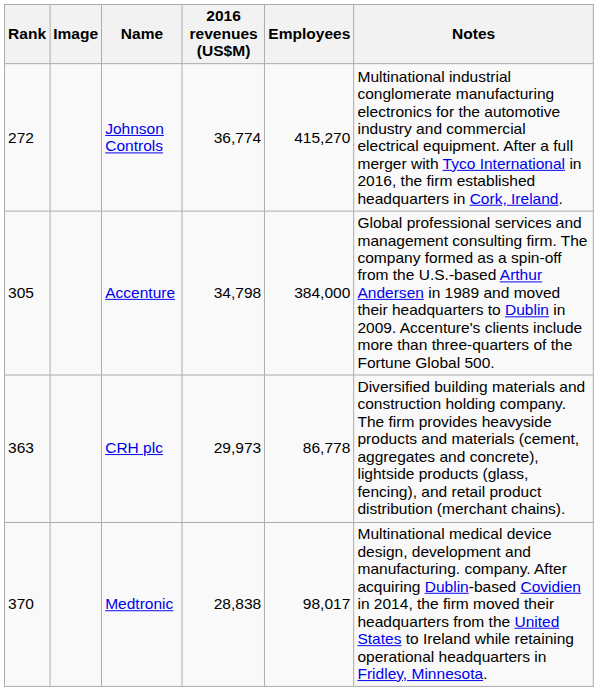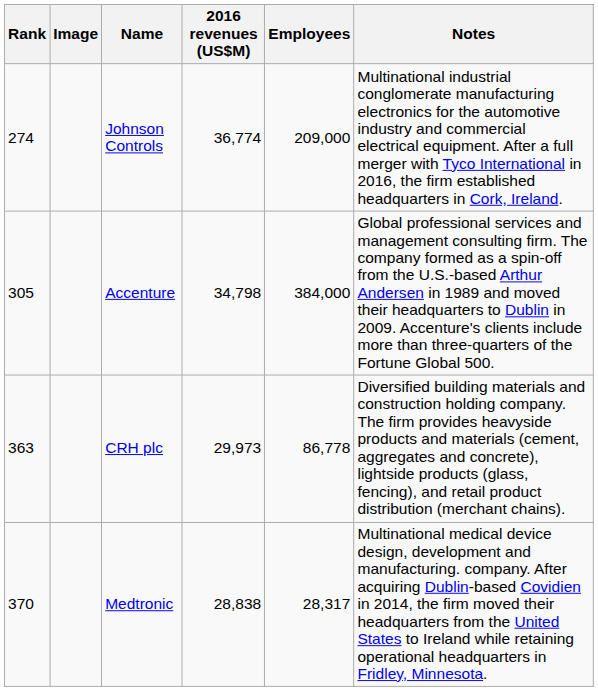(21, 137) 272 -> (21, 137) 274
(322, 137) 415,270 -> (322, 137) 209,000
(327, 604) 98,017 -> (327, 604) 28,317
